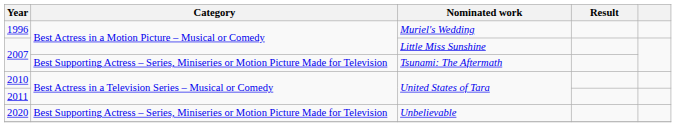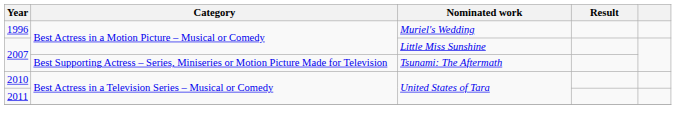- row: (18, 113)
